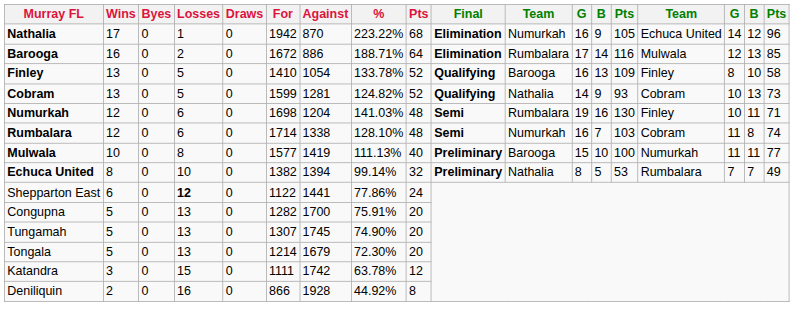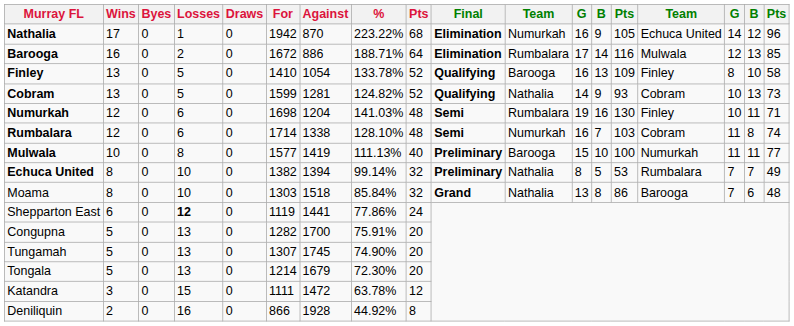+ row: (28, 192)
(282, 192) 1122 -> (282, 212) 1119
(316, 271) 1742 -> (316, 291) 1472
